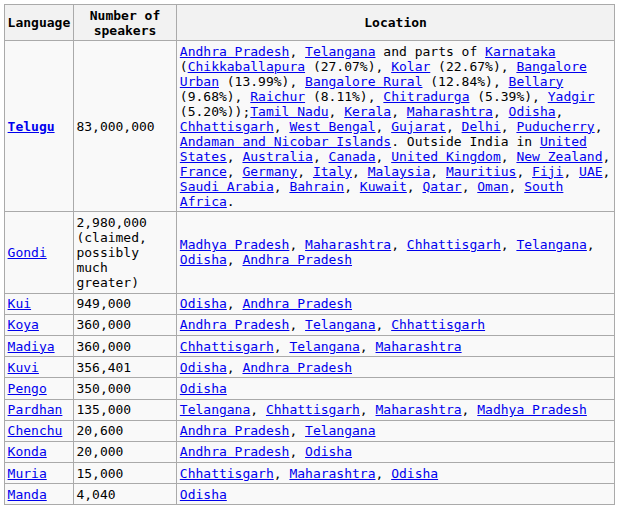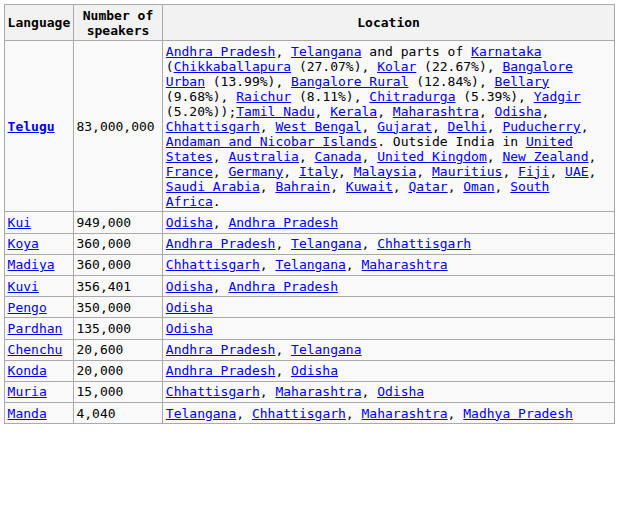- row: (27, 252)
(383, 410) Telangana, Chhattisgarh, Maharashtra, Madhya Pradesh -> (189, 328) Odisha
(203, 494) Odisha -> (369, 413) Telangana, Chhattisgarh, Maharashtra, Madhya Pradesh
